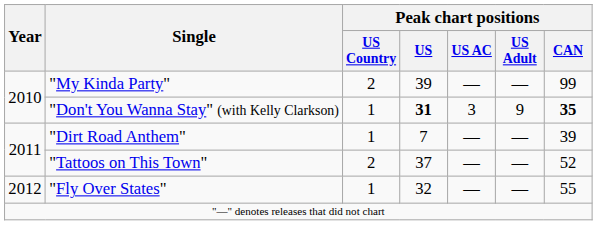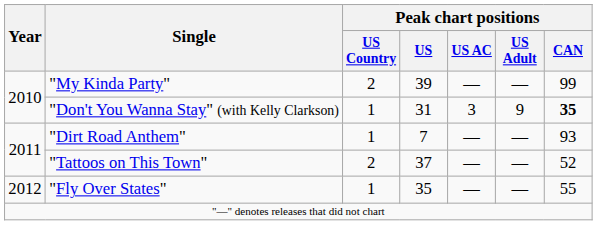(423, 110) bold -> (423, 110) normal
(568, 136) 39 -> (568, 136) 93
(423, 189) 32 -> (423, 189) 35
